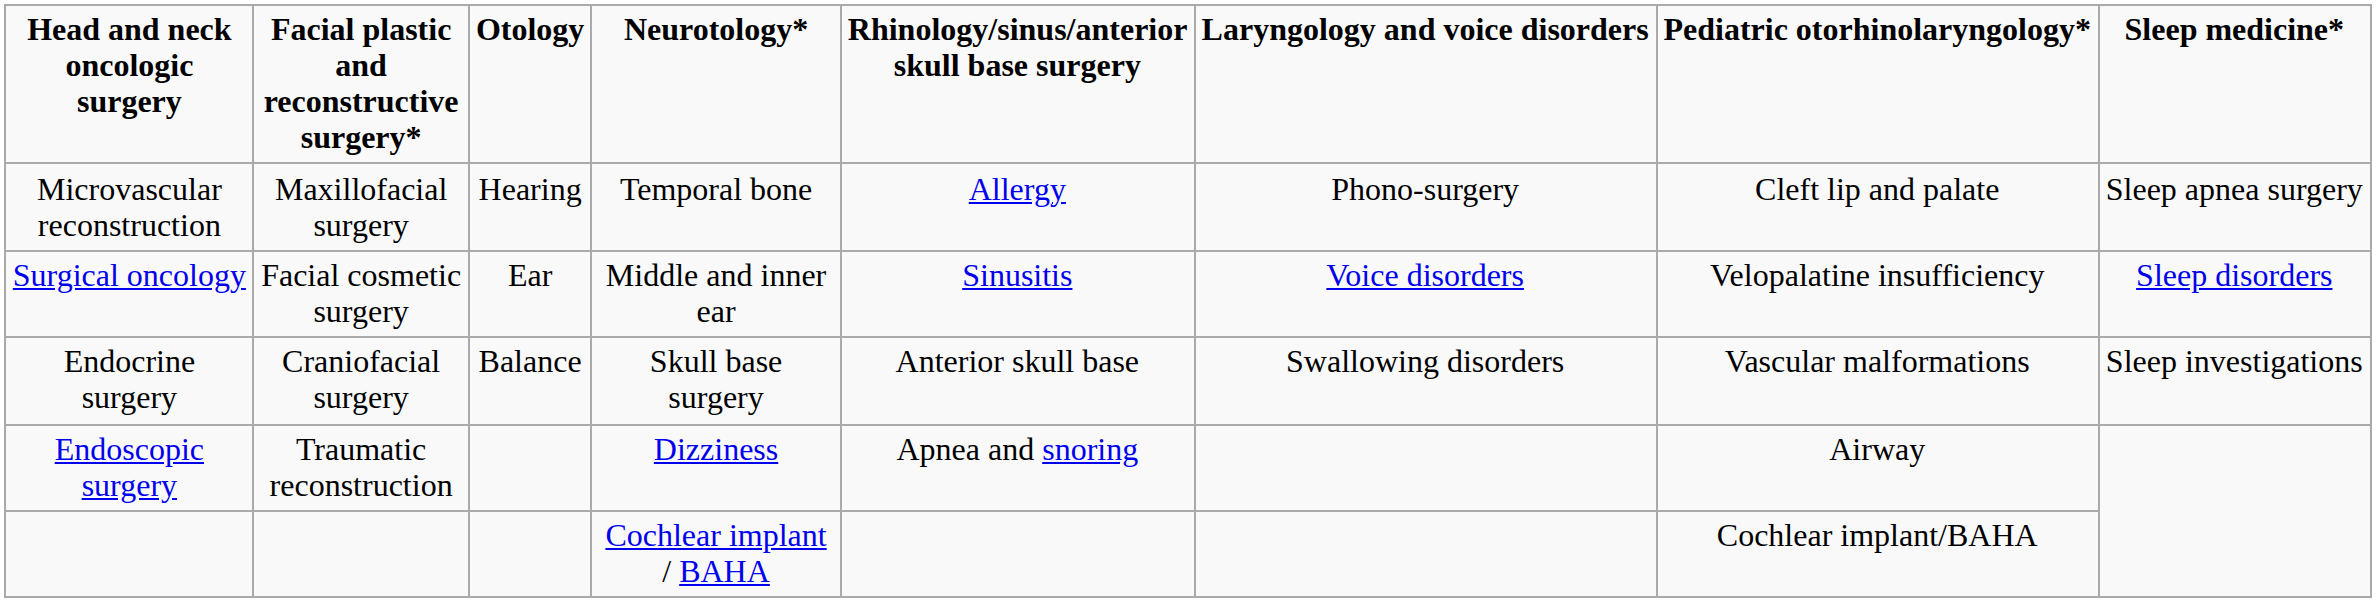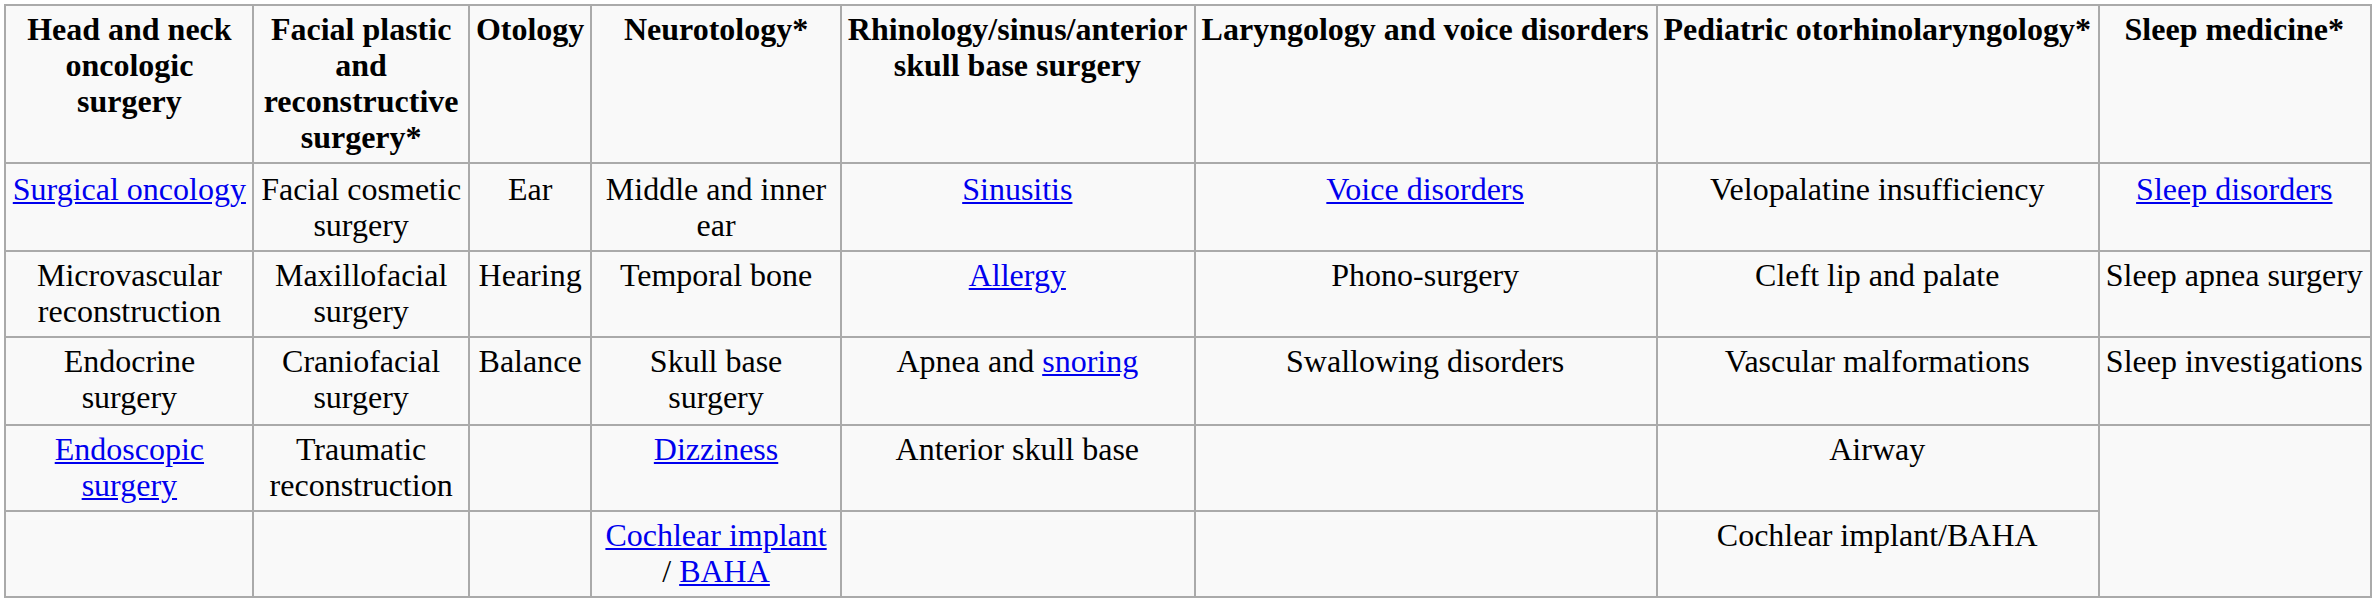rows swapped: (129, 275) <-> (129, 206)
(1017, 362) Anterior skull base -> (1017, 362) Apnea and snoring
(1017, 448) Apnea and snoring -> (1017, 448) Anterior skull base
